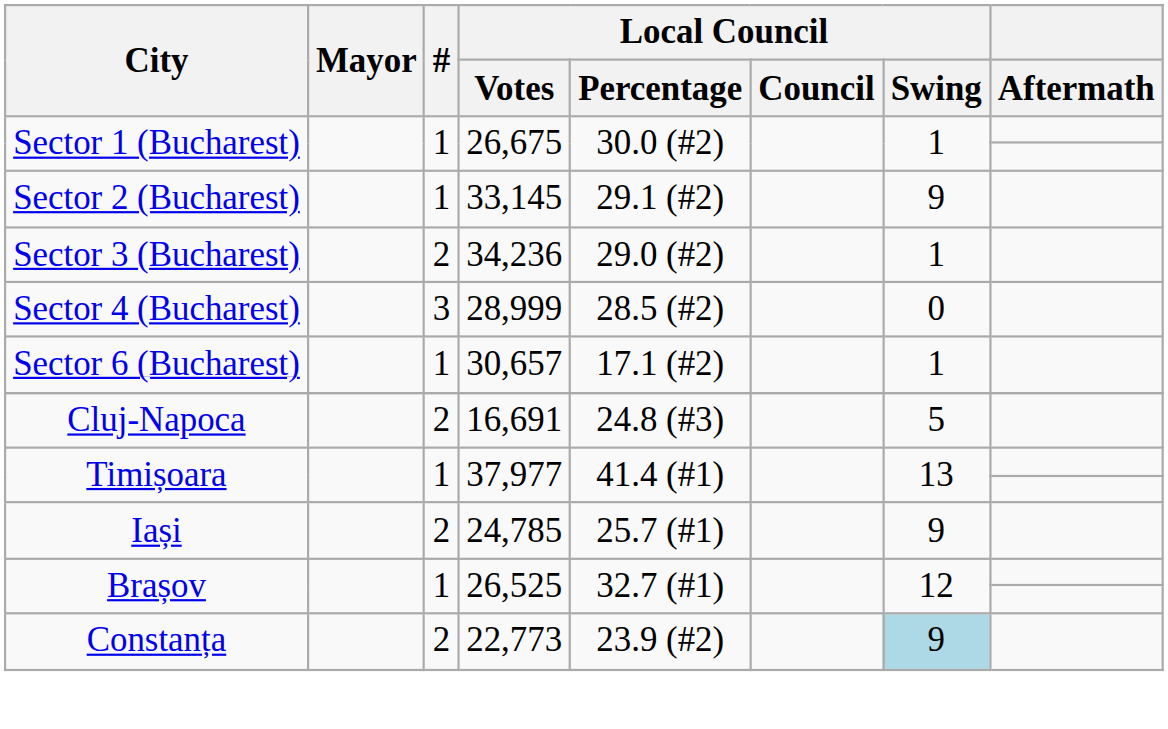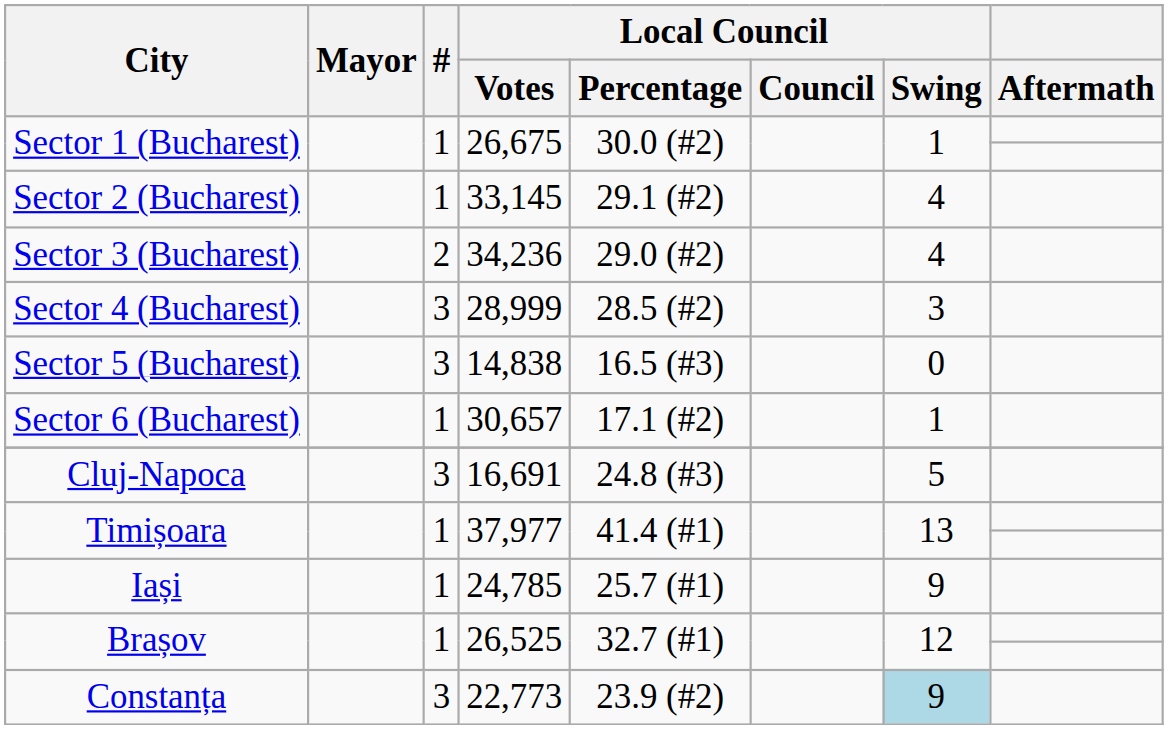(936, 198) 9 -> (936, 198) 4
(936, 253) 1 -> (936, 253) 4
(936, 308) 0 -> (936, 308) 3
+ row: (156, 364)
(441, 419) 2 -> (441, 474) 3
(441, 530) 2 -> (441, 585) 1
(441, 640) 2 -> (441, 695) 3
